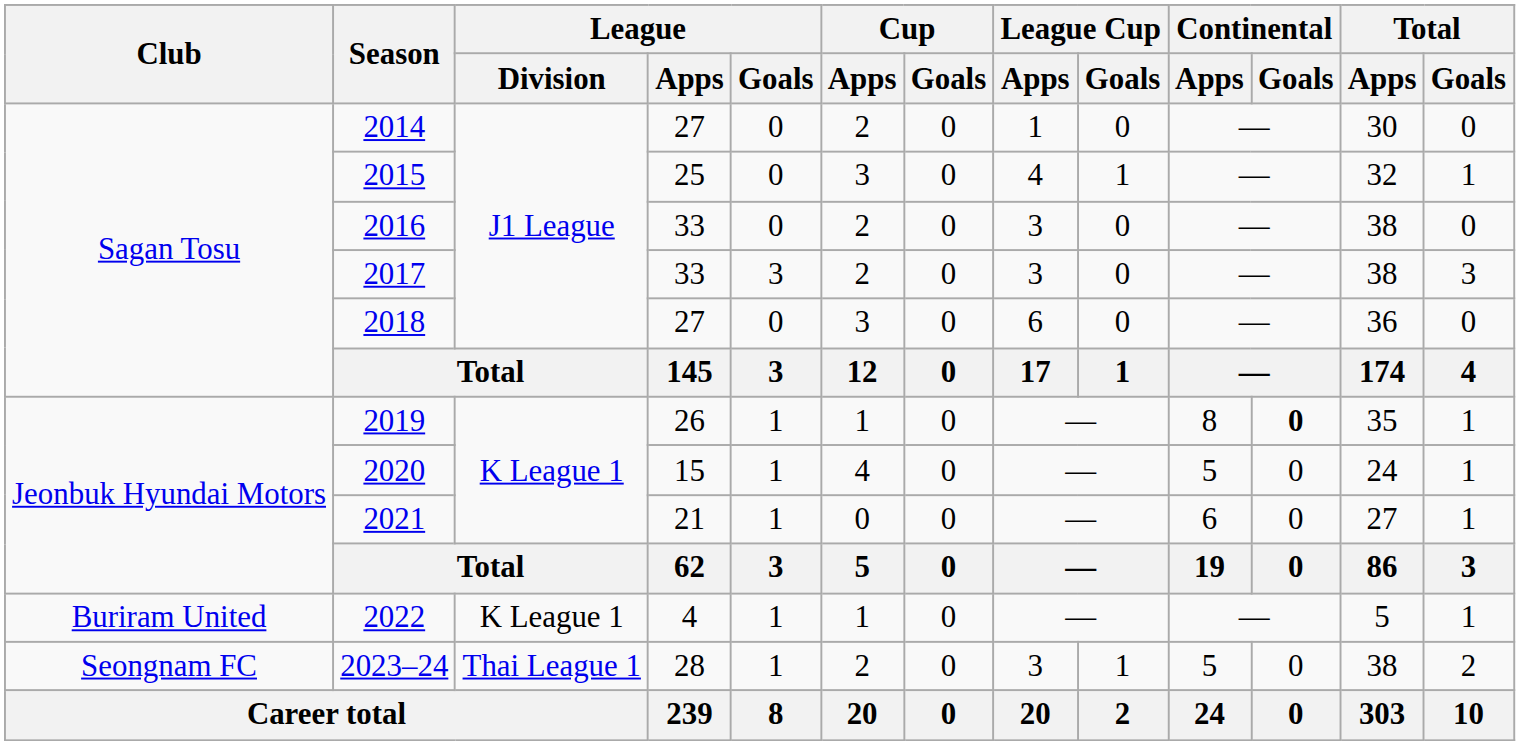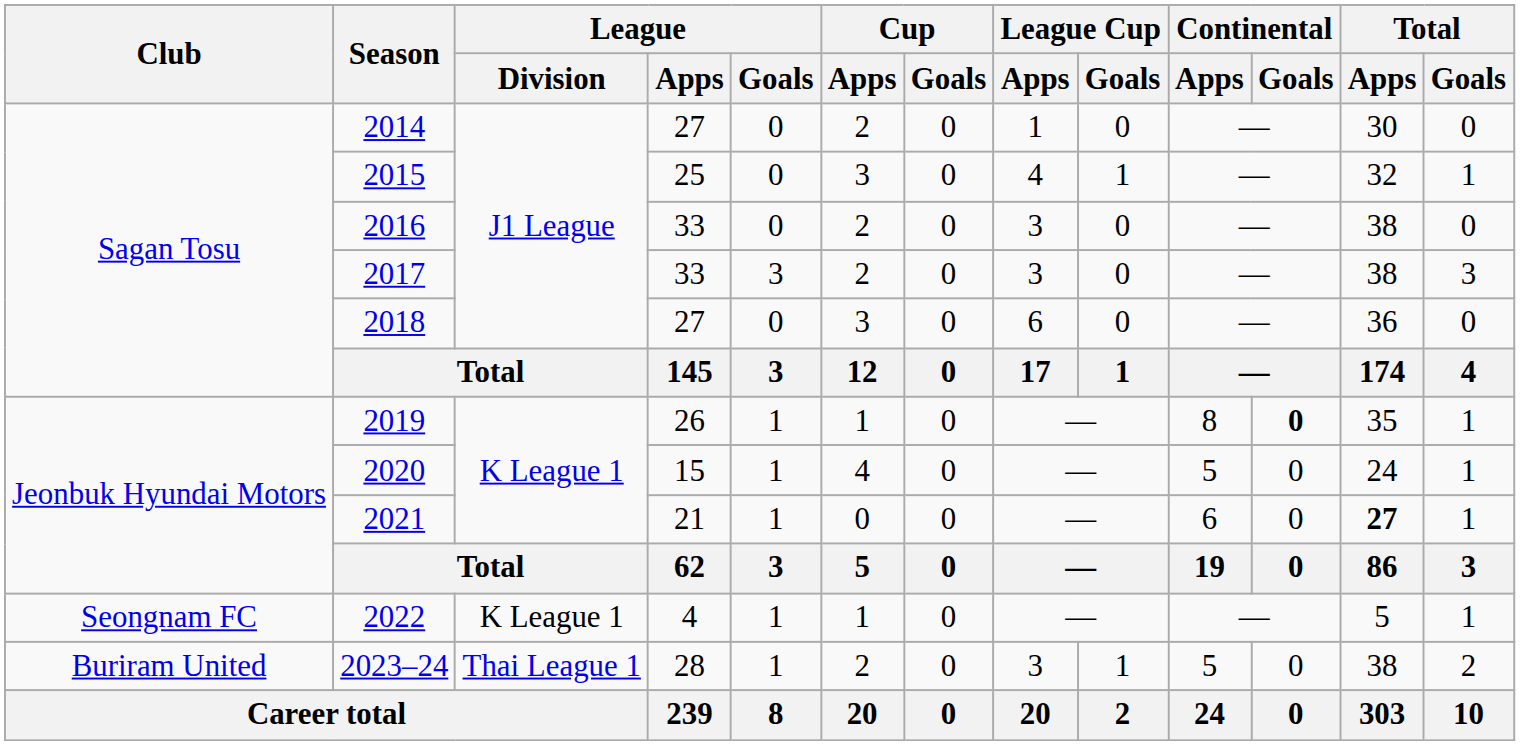(1382, 518) normal -> (1382, 518) bold
(169, 616) Buriram United -> (169, 616) Seongnam FC
(169, 665) Seongnam FC -> (169, 665) Buriram United
